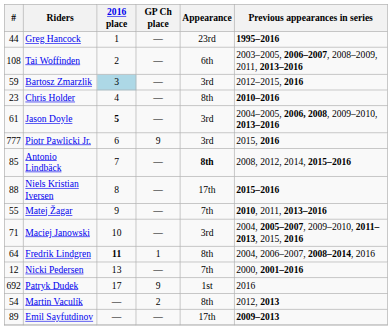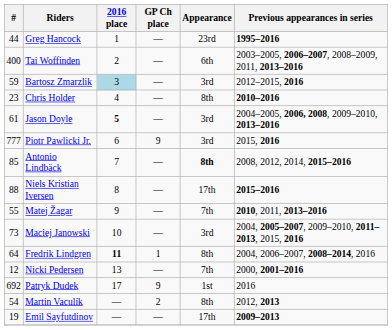(14, 61) 108 -> (14, 61) 400
(14, 232) 71 -> (14, 232) 73
(14, 317) 89 -> (14, 317) 19
